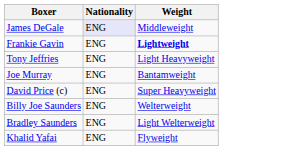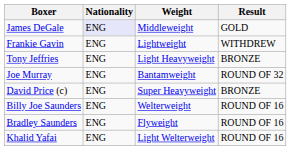+ column: (252, 12)
(163, 43) bold -> (162, 43) normal
(176, 122) Light Welterweight -> (158, 122) Flyweight
(158, 138) Flyweight -> (176, 138) Light Welterweight
